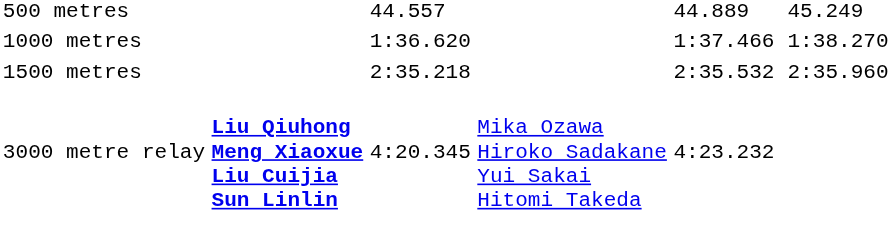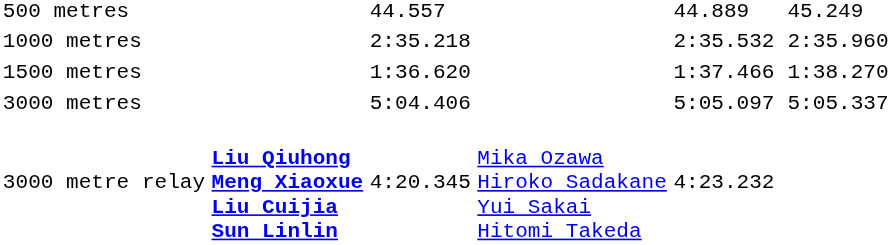(420, 42) 1:36.620 -> (420, 42) 2:35.218
(724, 42) 1:37.466 -> (724, 42) 2:35.532
(838, 42) 1:38.270 -> (838, 42) 2:35.960
(420, 73) 2:35.218 -> (420, 73) 1:36.620
(724, 73) 2:35.532 -> (724, 73) 1:37.466
(838, 73) 2:35.960 -> (838, 73) 1:38.270
+ row: (72, 103)
